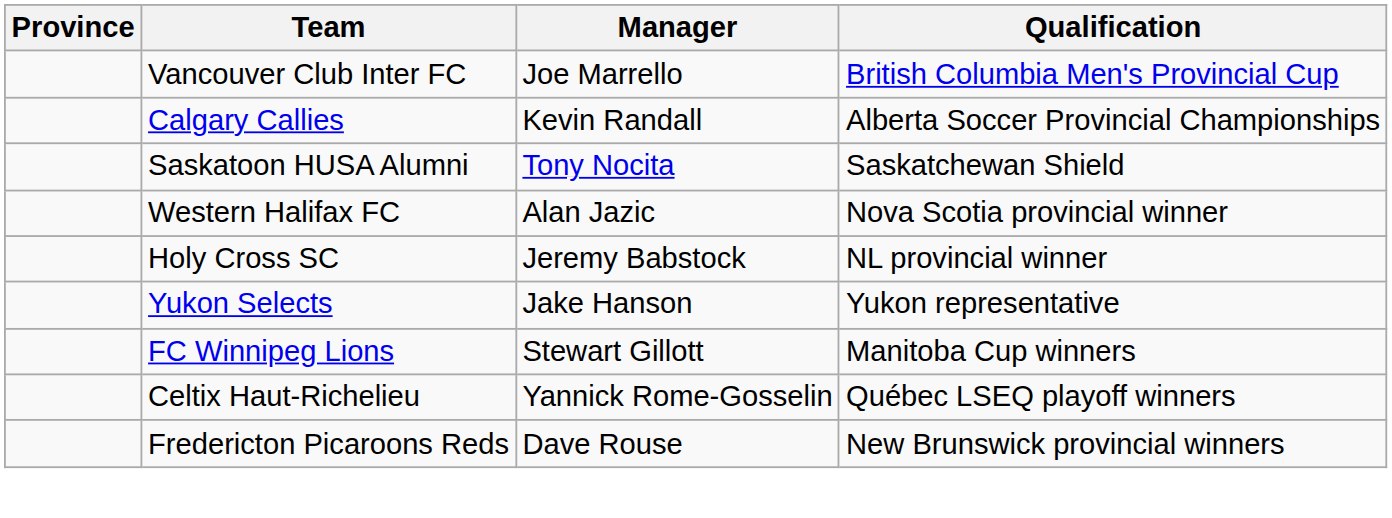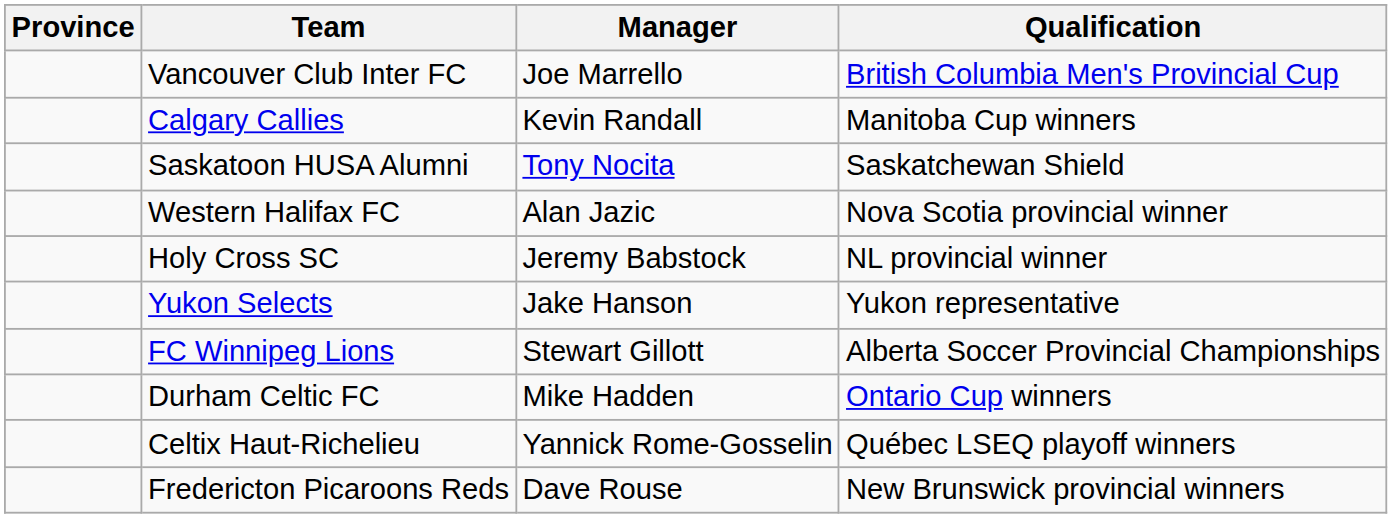(1113, 119) Alberta Soccer Provincial Championships -> (991, 119) Manitoba Cup winners
(991, 350) Manitoba Cup winners -> (1113, 350) Alberta Soccer Provincial Championships
+ row: (264, 397)
